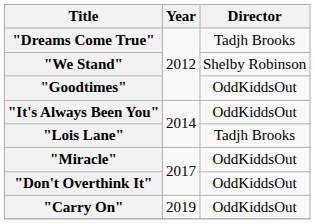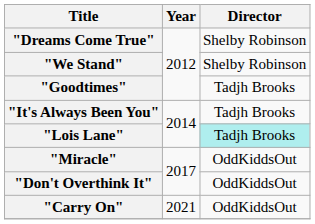(255, 40) Tadjh Brooks -> (255, 40) Shelby Robinson
(255, 87) OddKiddsOut -> (255, 87) Tadjh Brooks
(255, 111) OddKiddsOut -> (255, 111) Tadjh Brooks
(255, 135) no background -> (255, 135) paleturquoise background
(181, 207) 2019 -> (181, 207) 2021
